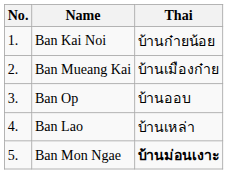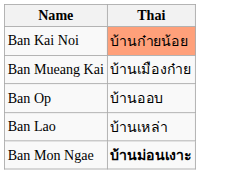- column: (18, 15)
(176, 41) no background -> (149, 41) lightsalmon background
